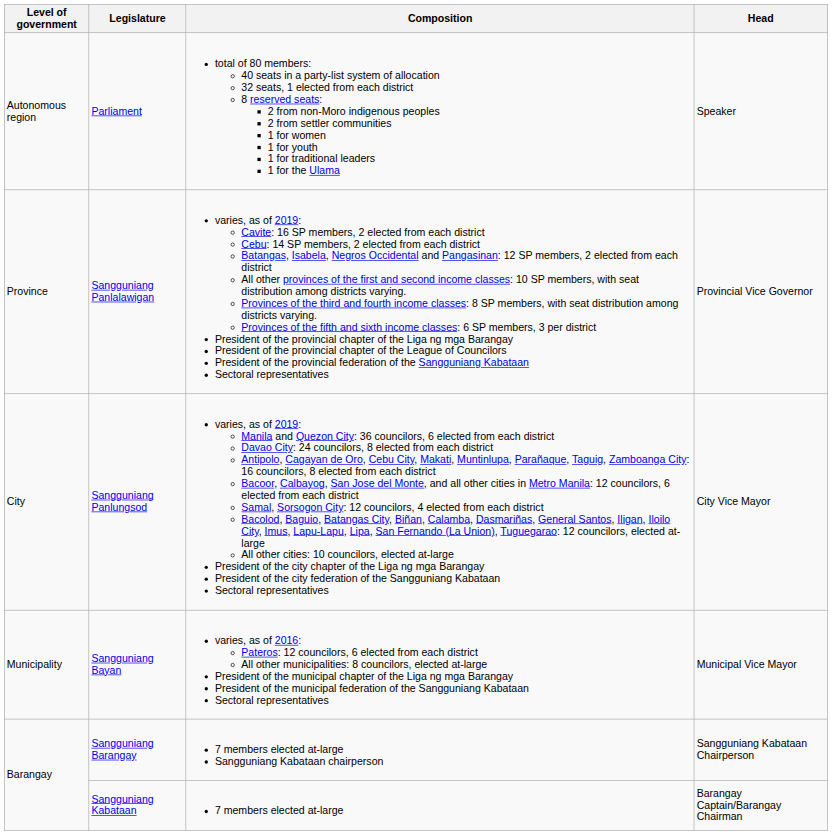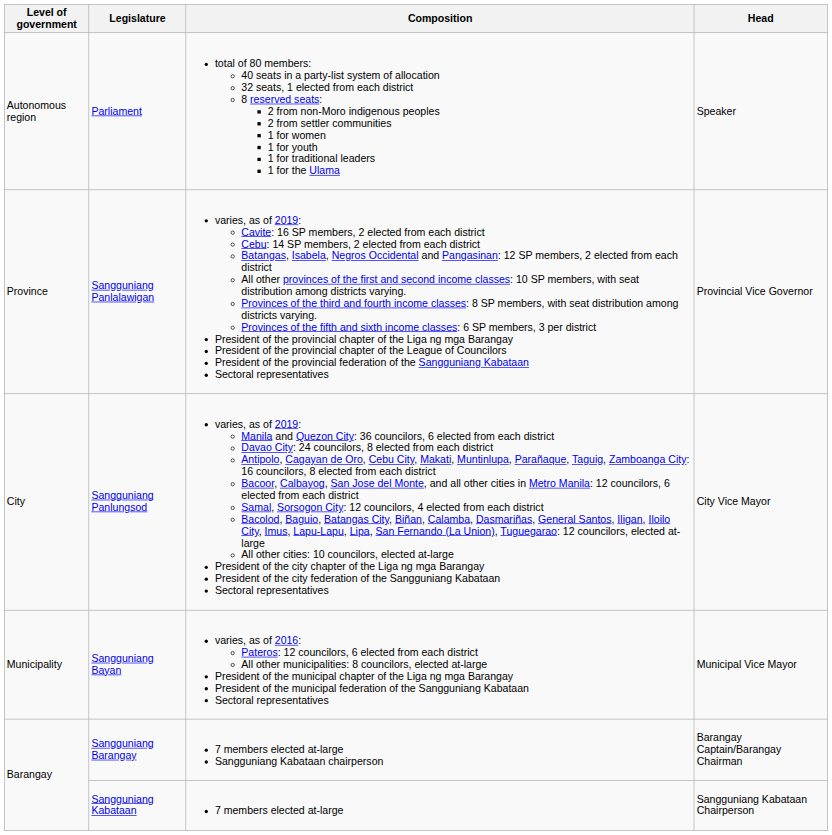(752, 750) Sangguniang Kabataan Chairperson -> (739, 750) Barangay Captain/Barangay Chairman
(739, 805) Barangay Captain/Barangay Chairman -> (752, 805) Sangguniang Kabataan Chairperson
